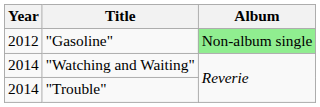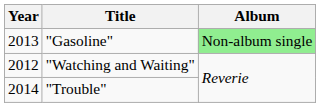(23, 41) 2012 -> (23, 41) 2013
(23, 65) 2014 -> (23, 65) 2012
